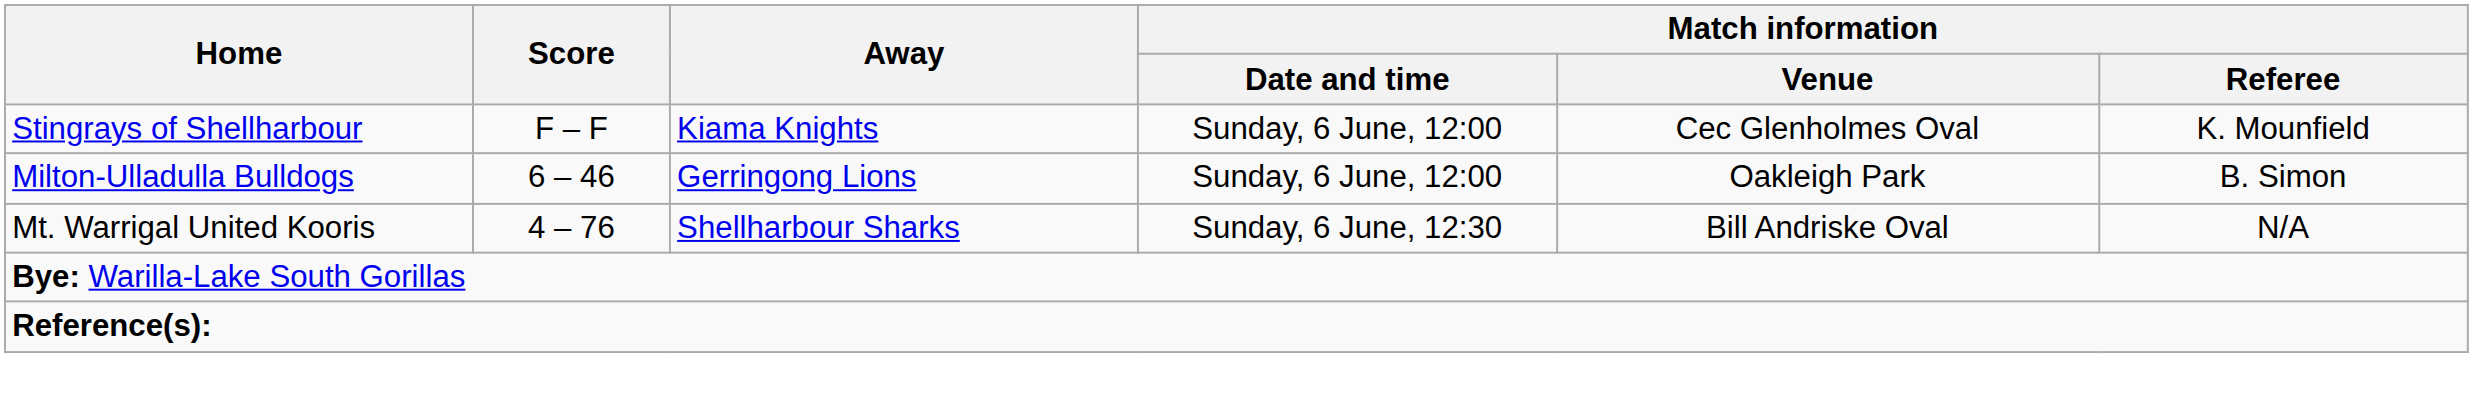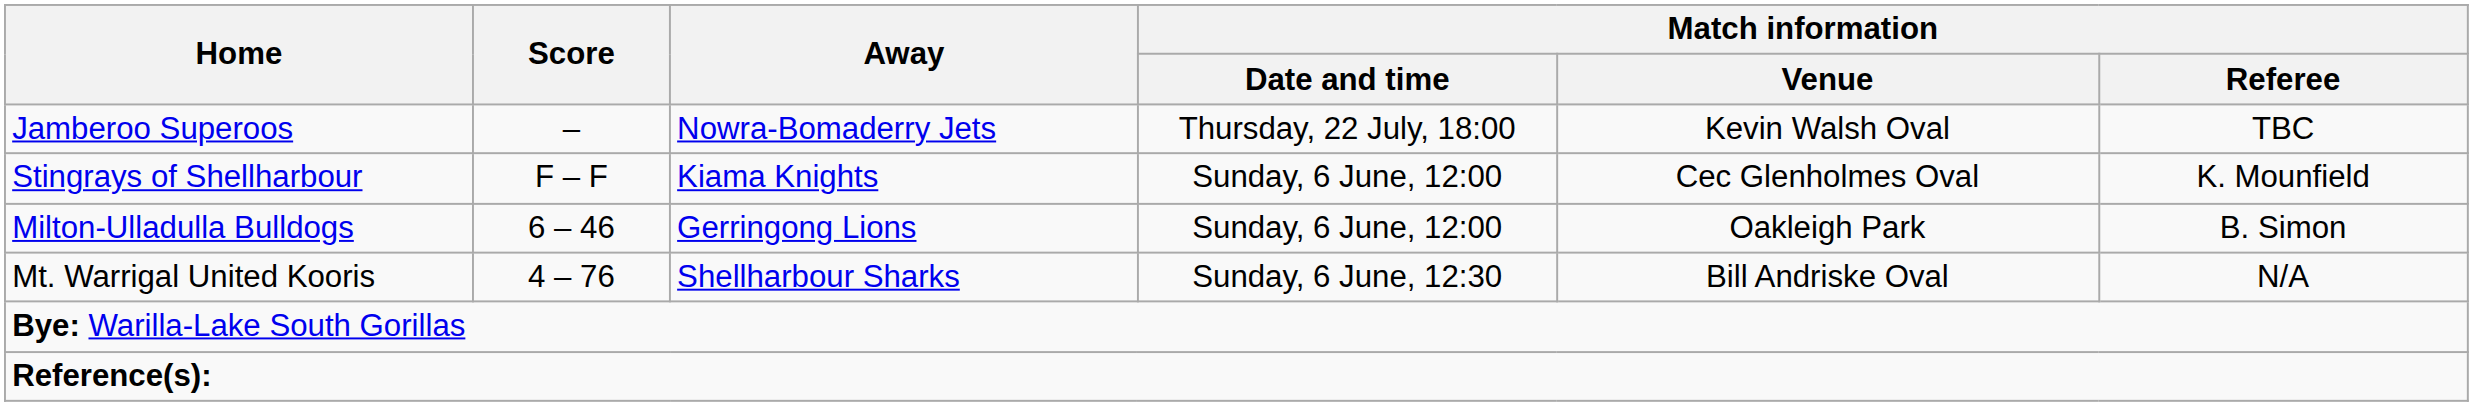+ row: (153, 128)
